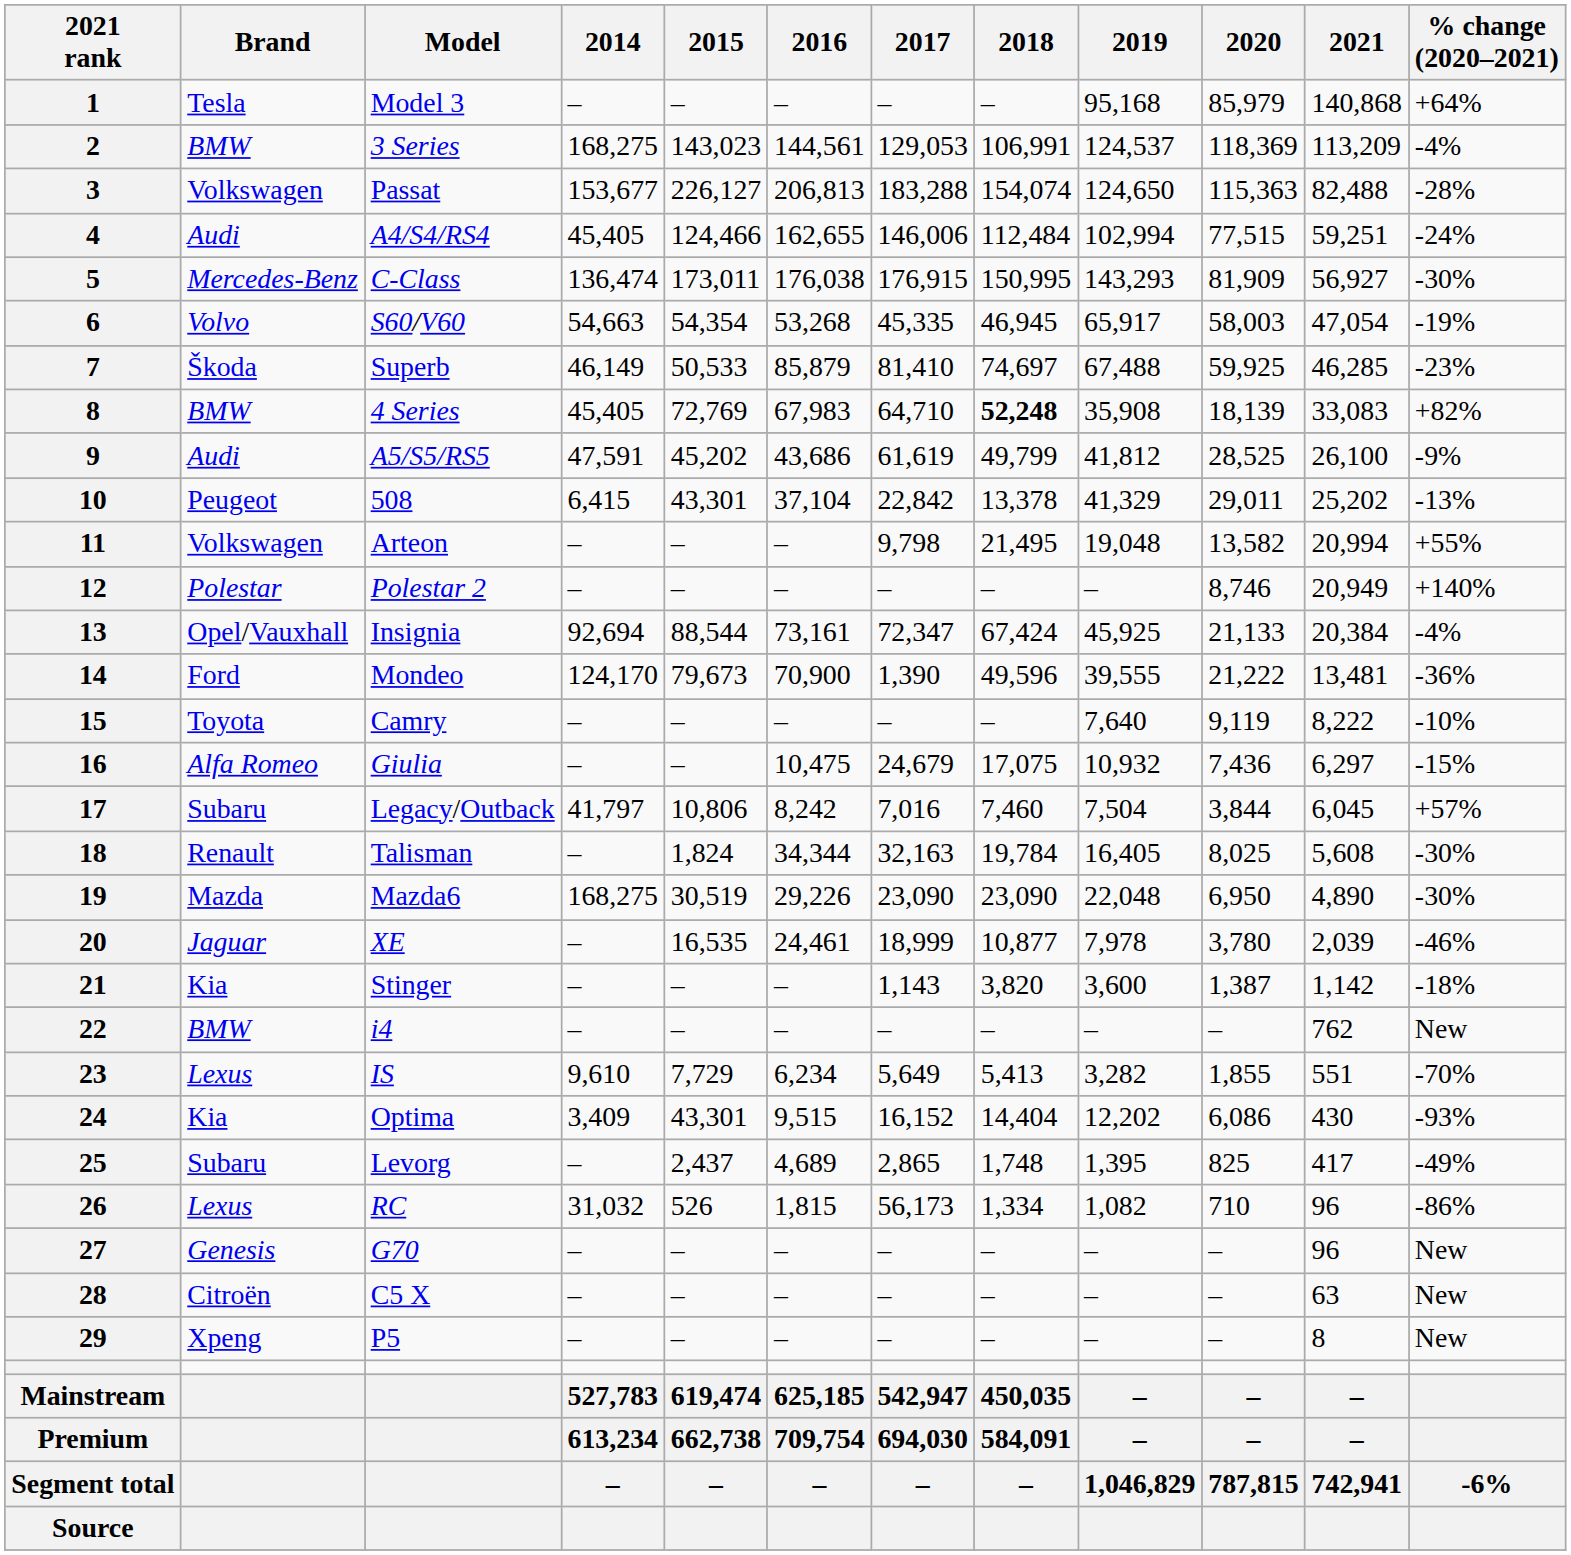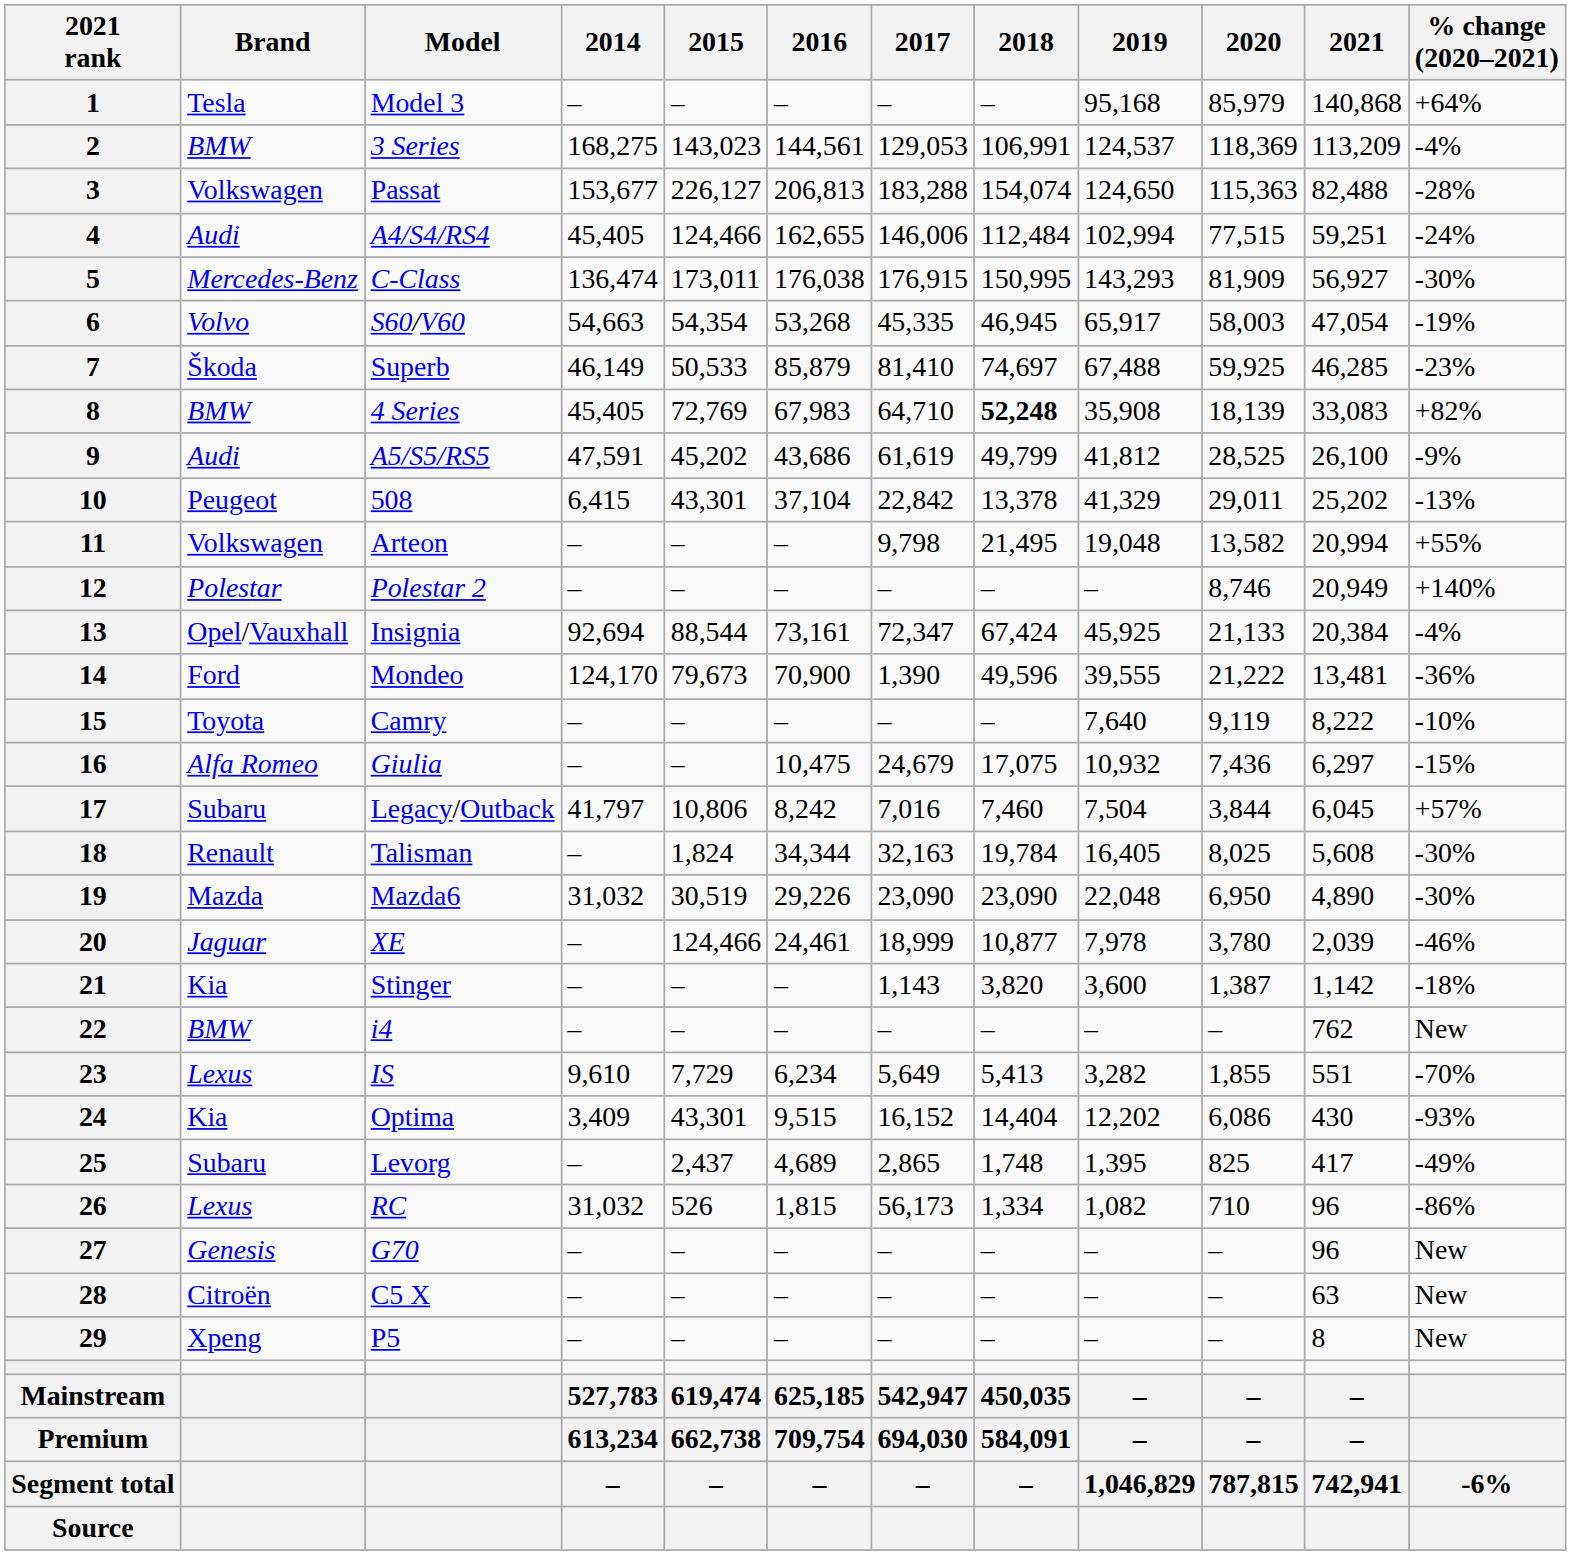(613, 896) 168,275 -> (606, 896) 31,032
(709, 940) 16,535 -> (716, 940) 124,466
